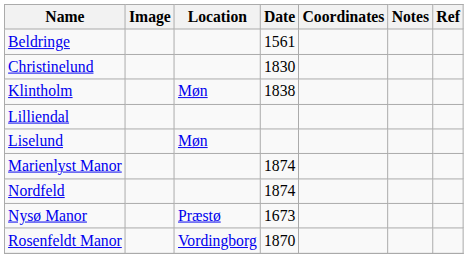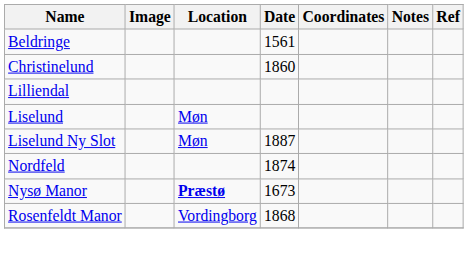(280, 66) 1830 -> (280, 66) 1860
- row: (40, 91)
+ row: (62, 141)
- row: (65, 166)
(199, 215) normal -> (202, 191) bold
(280, 240) 1870 -> (280, 215) 1868
